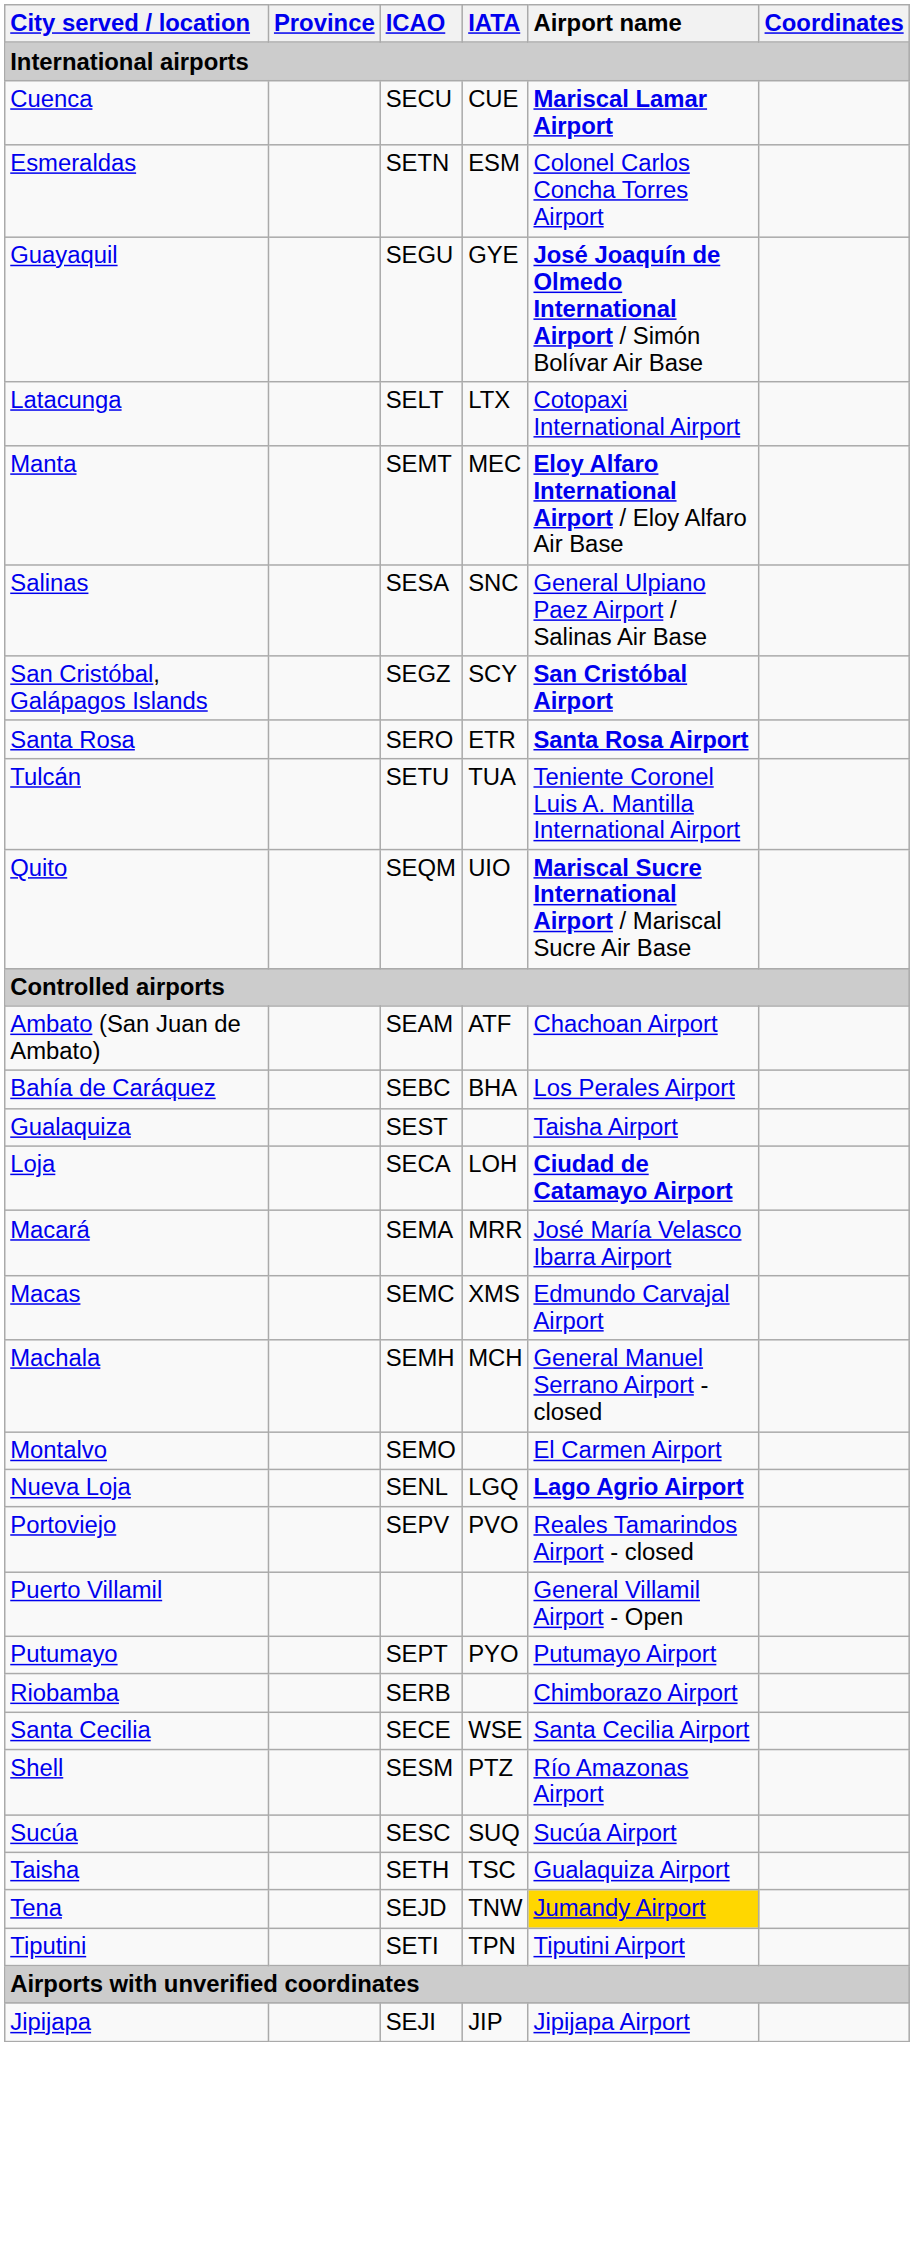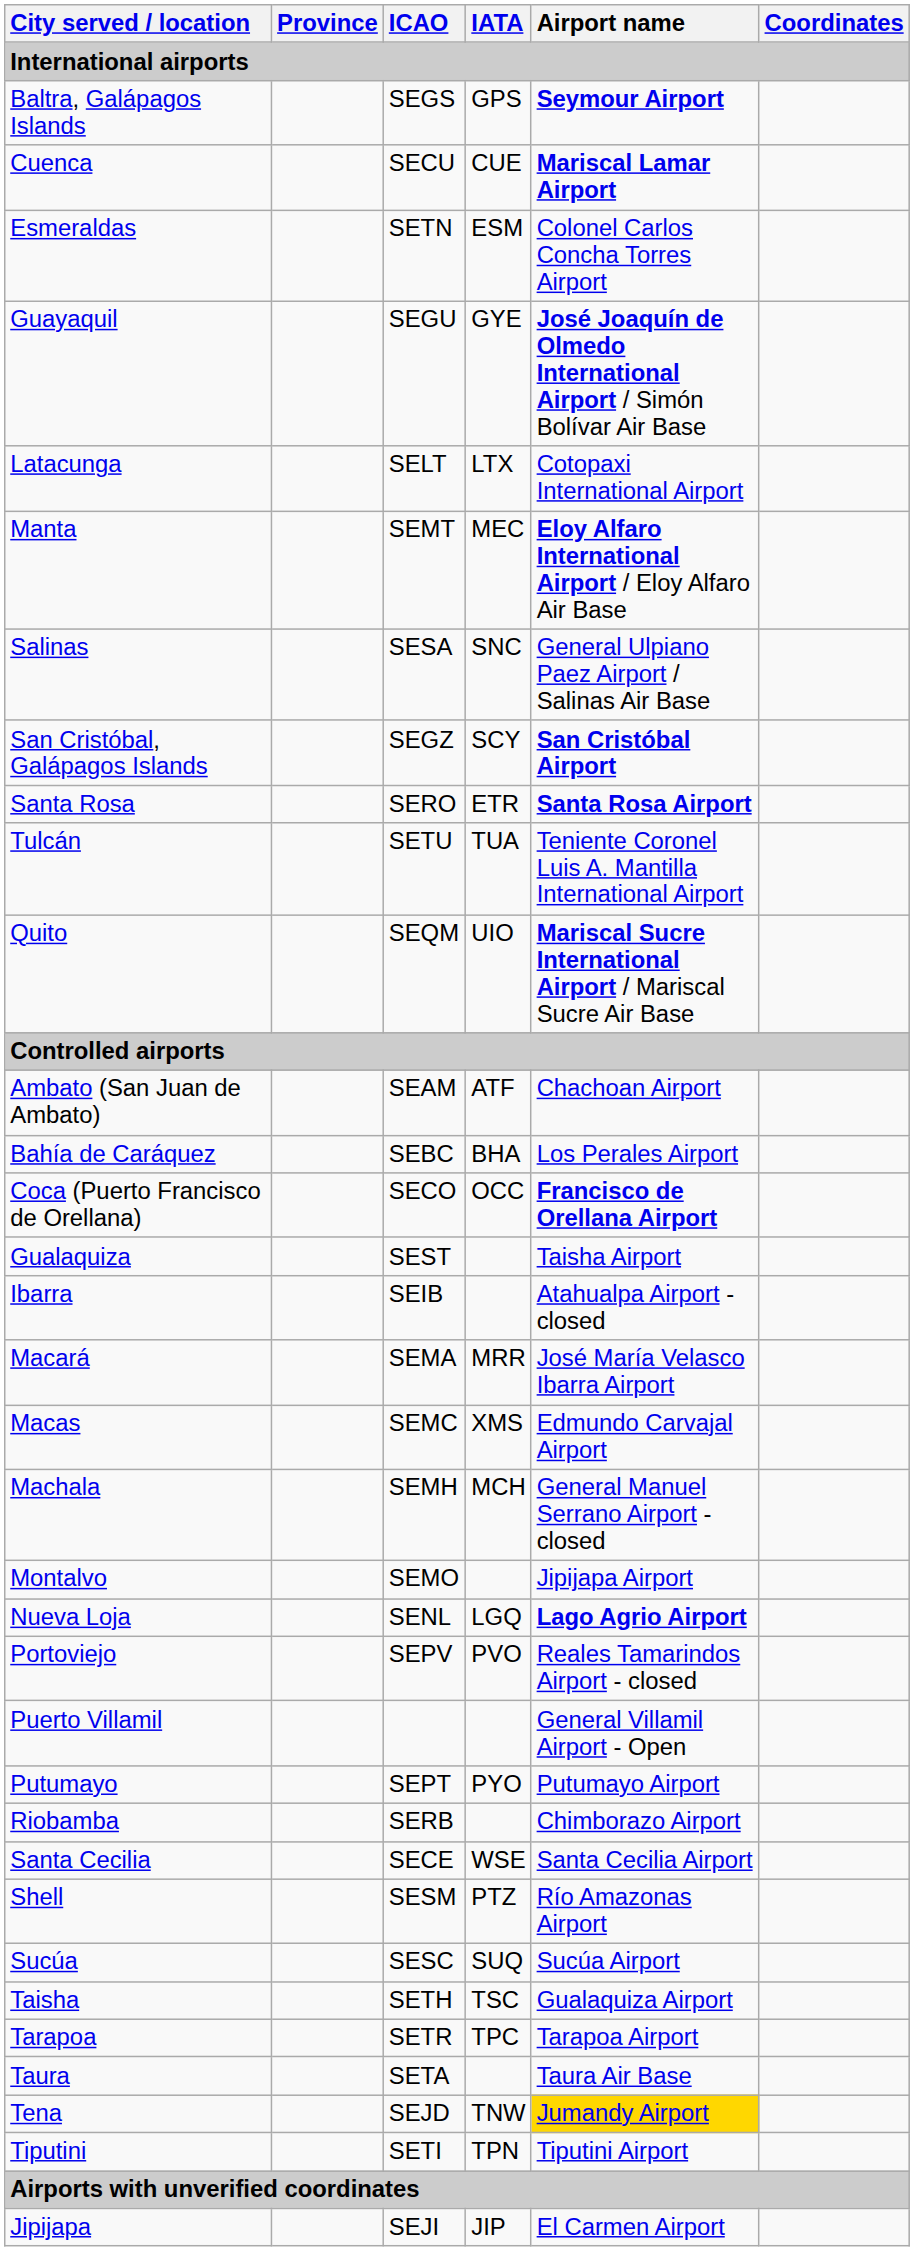+ row: (106, 112)
+ row: (135, 1204)
+ row: (41, 1294)
- row: (33, 1164)
(628, 1450) El Carmen Airport -> (615, 1579) Jipijapa Airport
+ row: (53, 2037)
+ row: (40, 2075)
(612, 2022) Jipijapa Airport -> (631, 2226) El Carmen Airport
